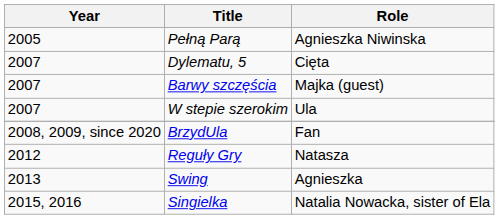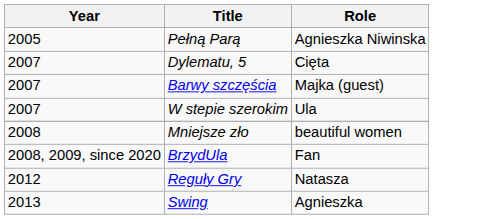+ row: (208, 132)
- row: (198, 202)
